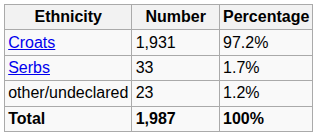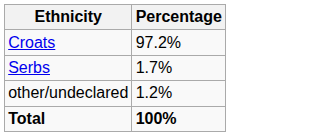- column: (176, 17)
